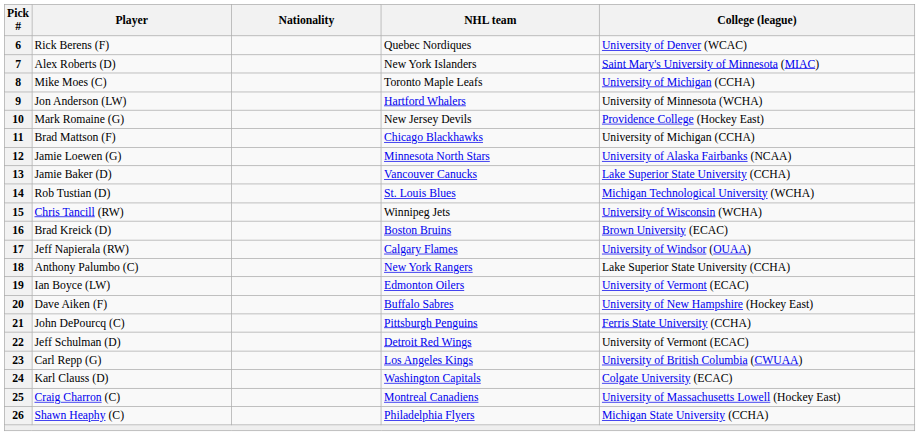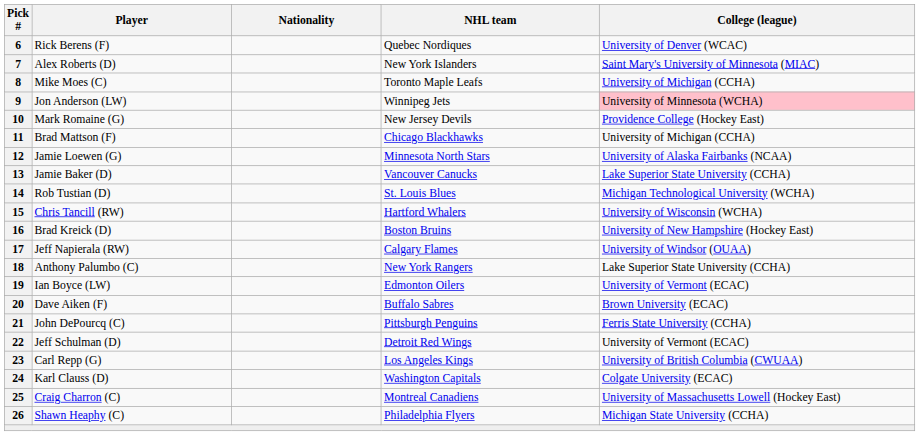(425, 100) Hartford Whalers -> (417, 100) Winnipeg Jets
(682, 100) no background -> (682, 100) pink background
(417, 212) Winnipeg Jets -> (425, 212) Hartford Whalers
(665, 230) Brown University (ECAC) -> (708, 230) University of New Hampshire (Hockey East)
(708, 304) University of New Hampshire (Hockey East) -> (665, 304) Brown University (ECAC)
